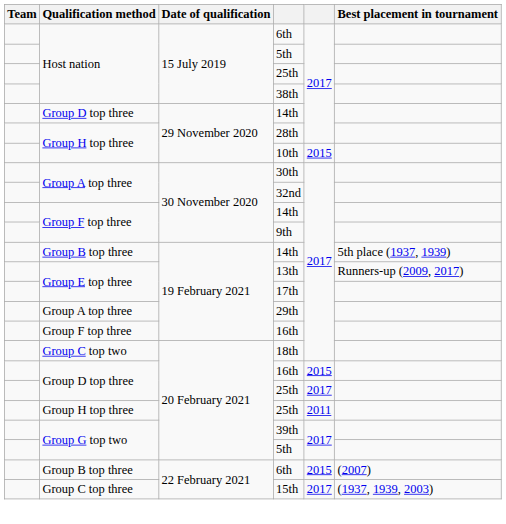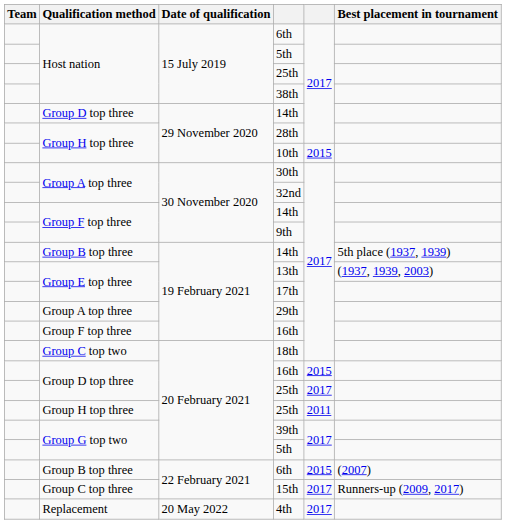(400, 271) Runners-up (2009, 2017) -> (385, 271) (1937, 1939, 2003)
(385, 489) (1937, 1939, 2003) -> (400, 489) Runners-up (2009, 2017)
+ row: (75, 509)
